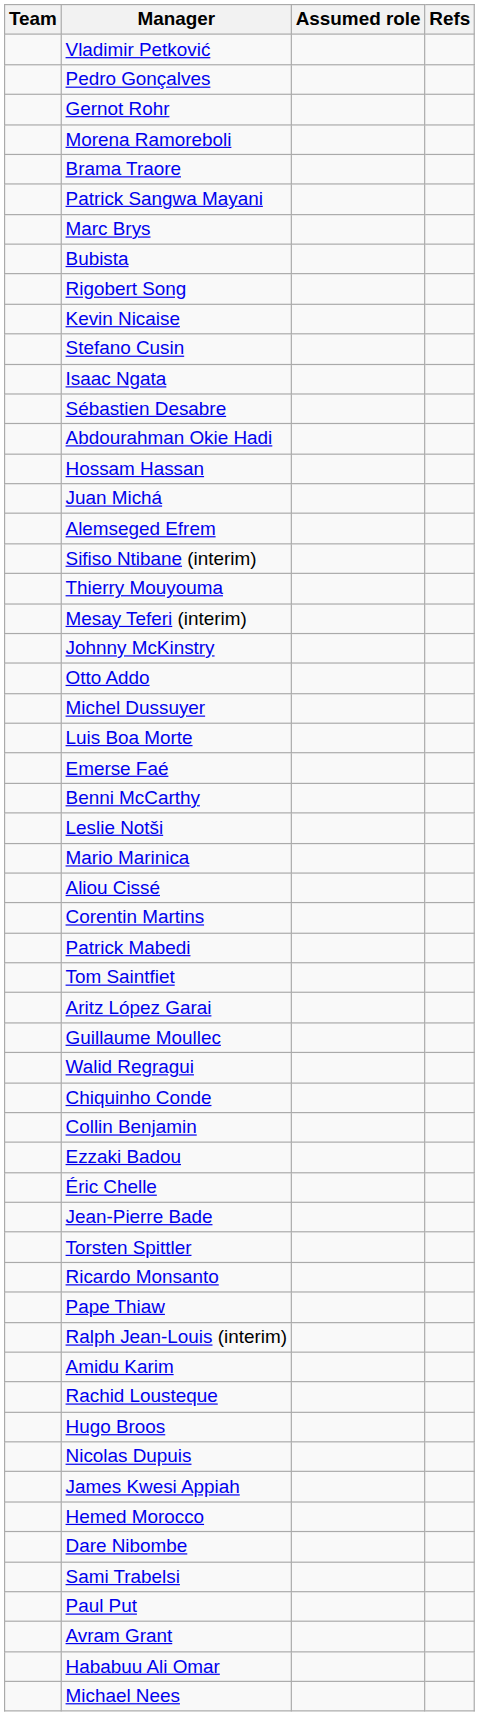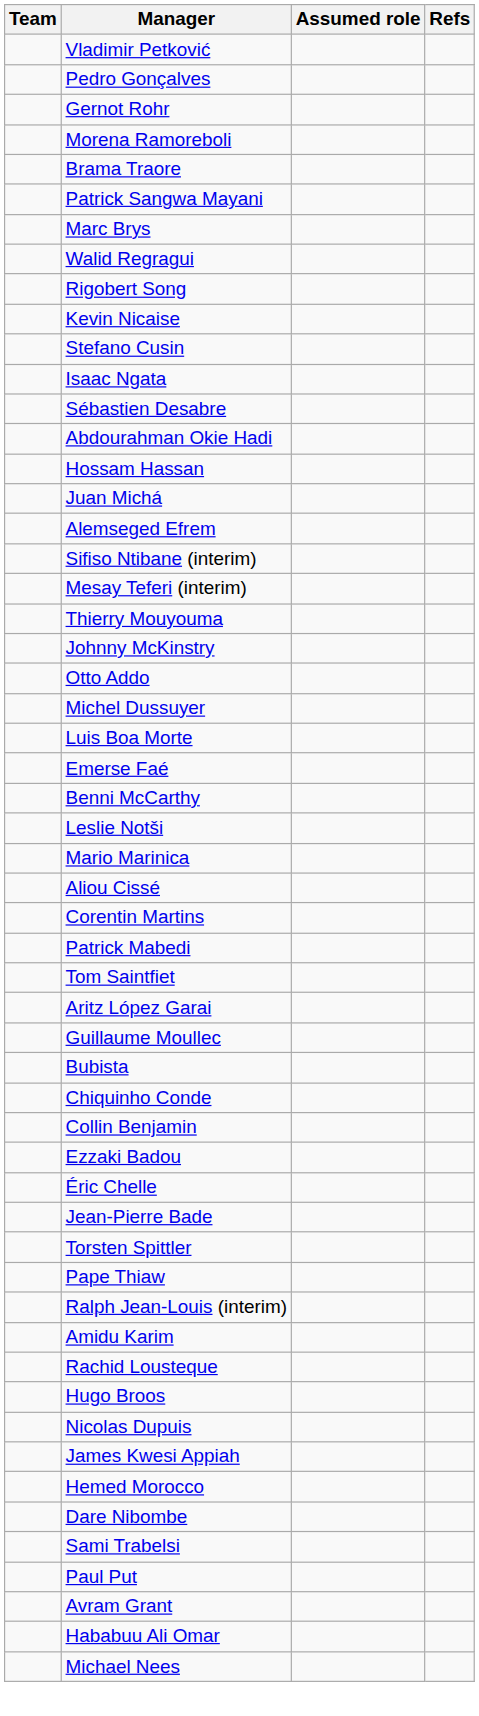rows swapped: (97, 259) <-> (130, 1067)
rows swapped: (156, 618) <-> (144, 588)
- row: (142, 1277)
